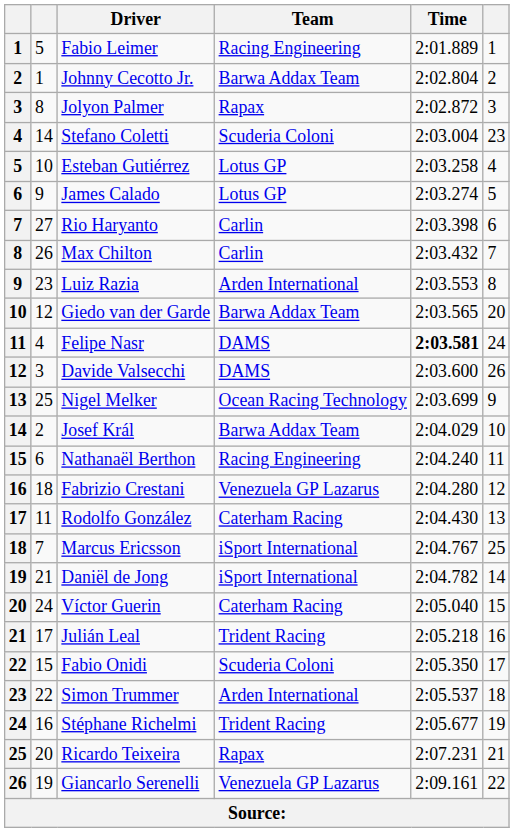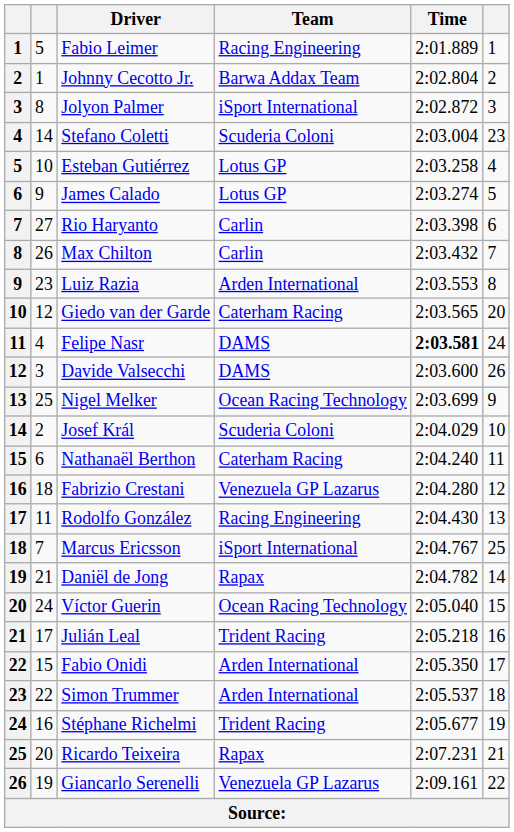(241, 106) Rapax -> (288, 106) iSport International
(289, 312) Barwa Addax Team -> (281, 312) Caterham Racing
(289, 430) Barwa Addax Team -> (276, 430) Scuderia Coloni
(290, 459) Racing Engineering -> (281, 459) Caterham Racing
(281, 518) Caterham Racing -> (290, 518) Racing Engineering
(288, 577) iSport International -> (241, 577) Rapax
(281, 606) Caterham Racing -> (313, 606) Ocean Racing Technology
(276, 665) Scuderia Coloni -> (289, 665) Arden International
